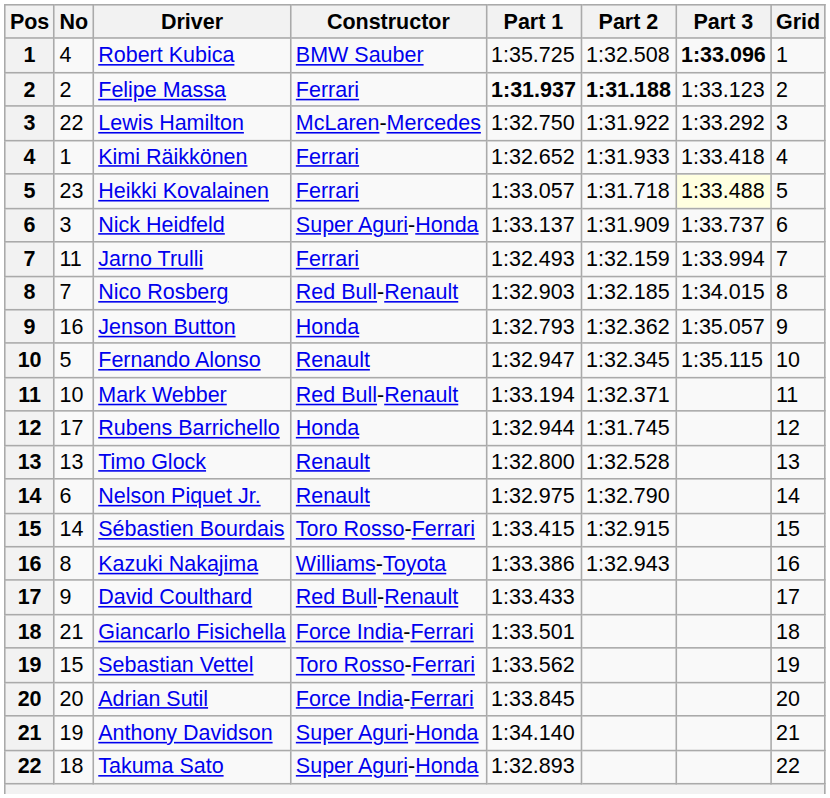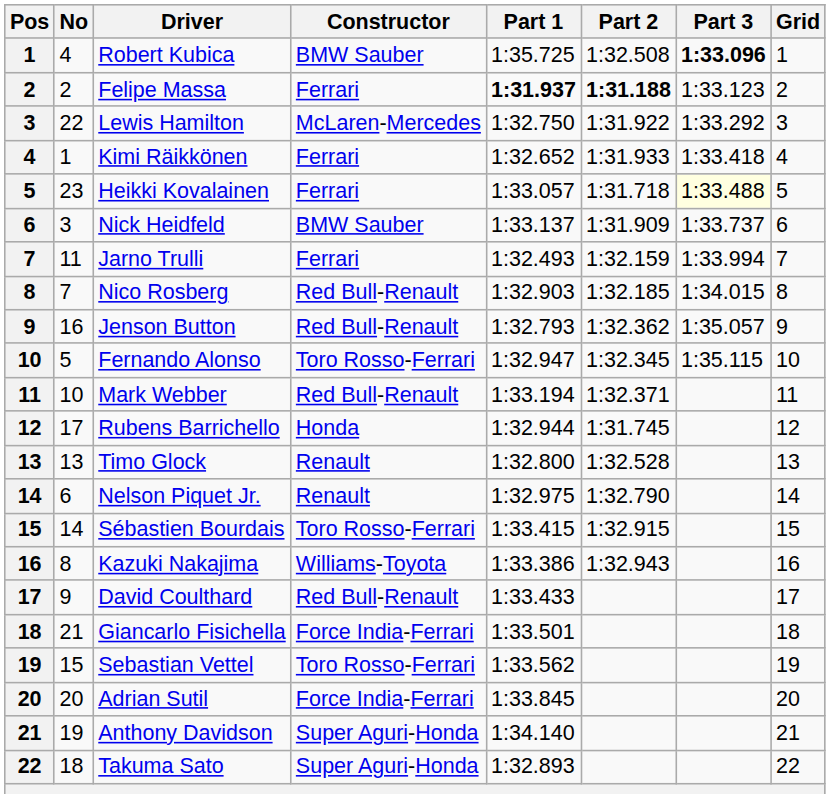(387, 225) Super Aguri-Honda -> (360, 225) BMW Sauber
(328, 326) Honda -> (377, 326) Red Bull-Renault
(333, 360) Renault -> (385, 360) Toro Rosso-Ferrari
